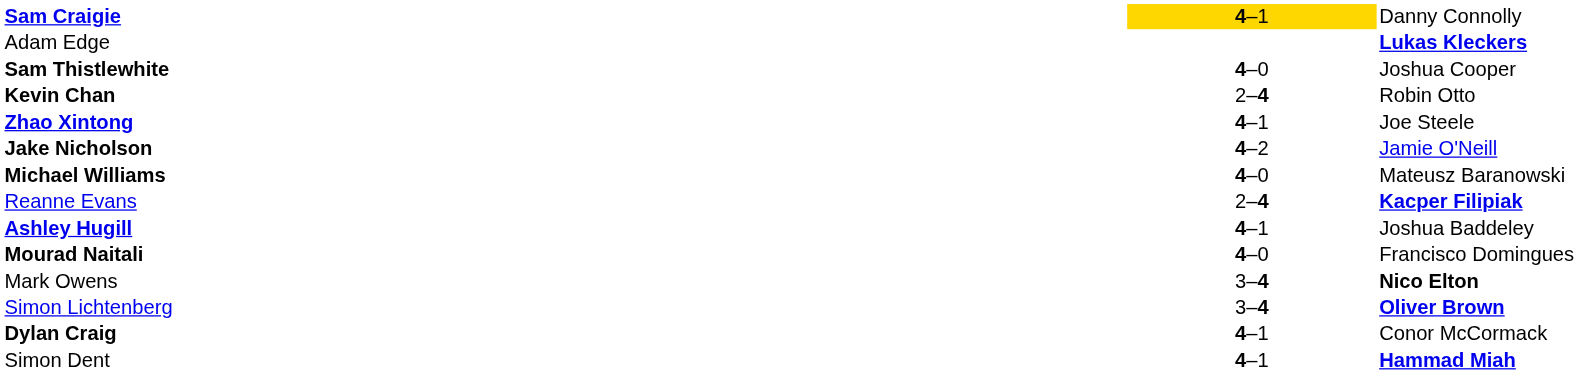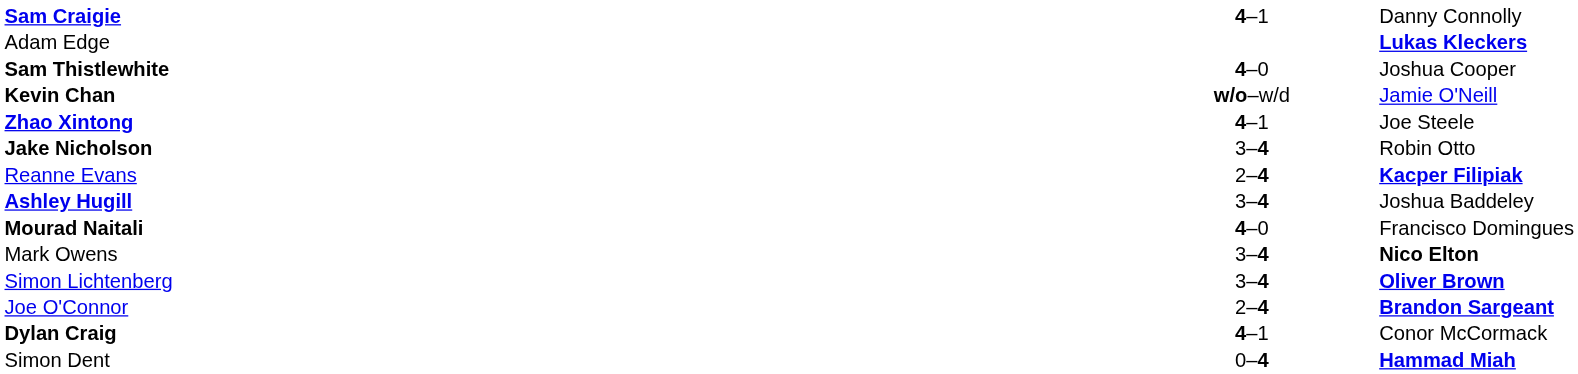(1252, 16) gold background -> (1252, 16) no background
(1252, 95) 2–4 -> (1252, 95) w/o–w/d
(1427, 95) Robin Otto -> (1438, 95) Jamie O'Neill
(1252, 148) 4–2 -> (1252, 148) 3–4
(1438, 148) Jamie O'Neill -> (1427, 148) Robin Otto
- row: (85, 175)
(1252, 228) 4–1 -> (1252, 201) 3–4
+ row: (66, 307)
(1252, 360) 4–1 -> (1252, 360) 0–4
